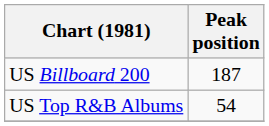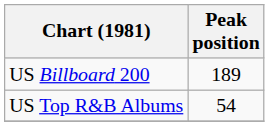(226, 74) 187 -> (226, 74) 189
